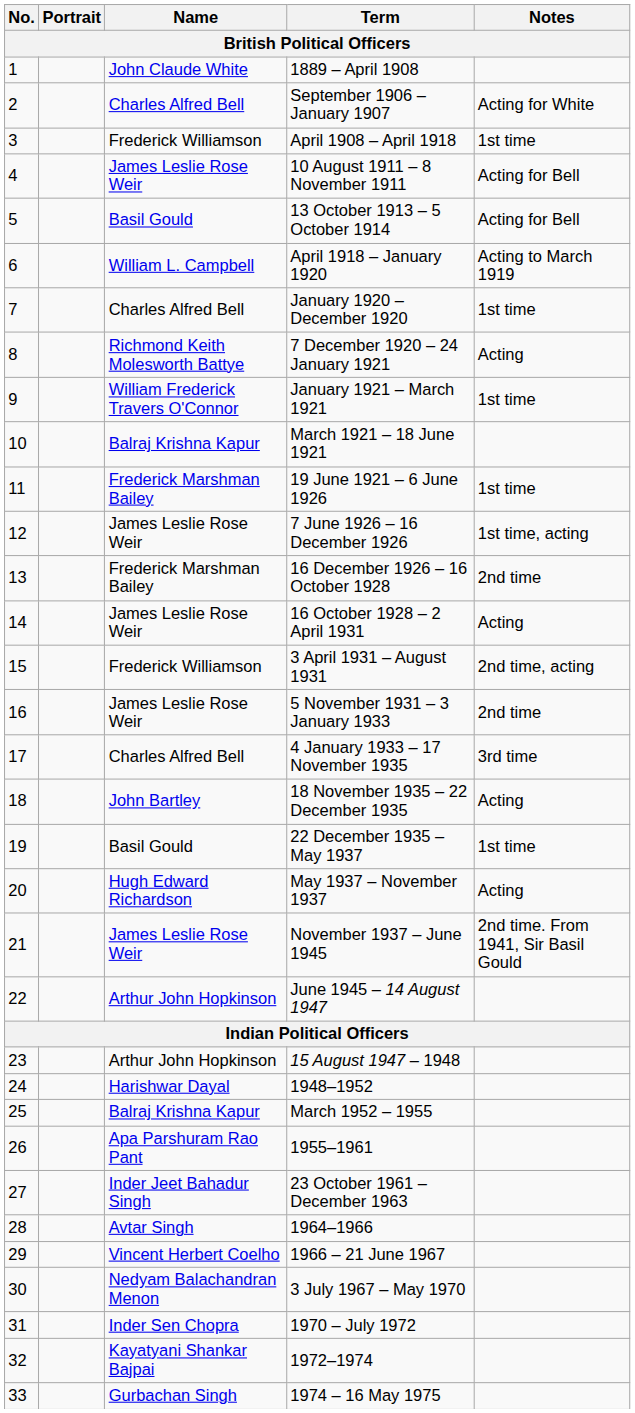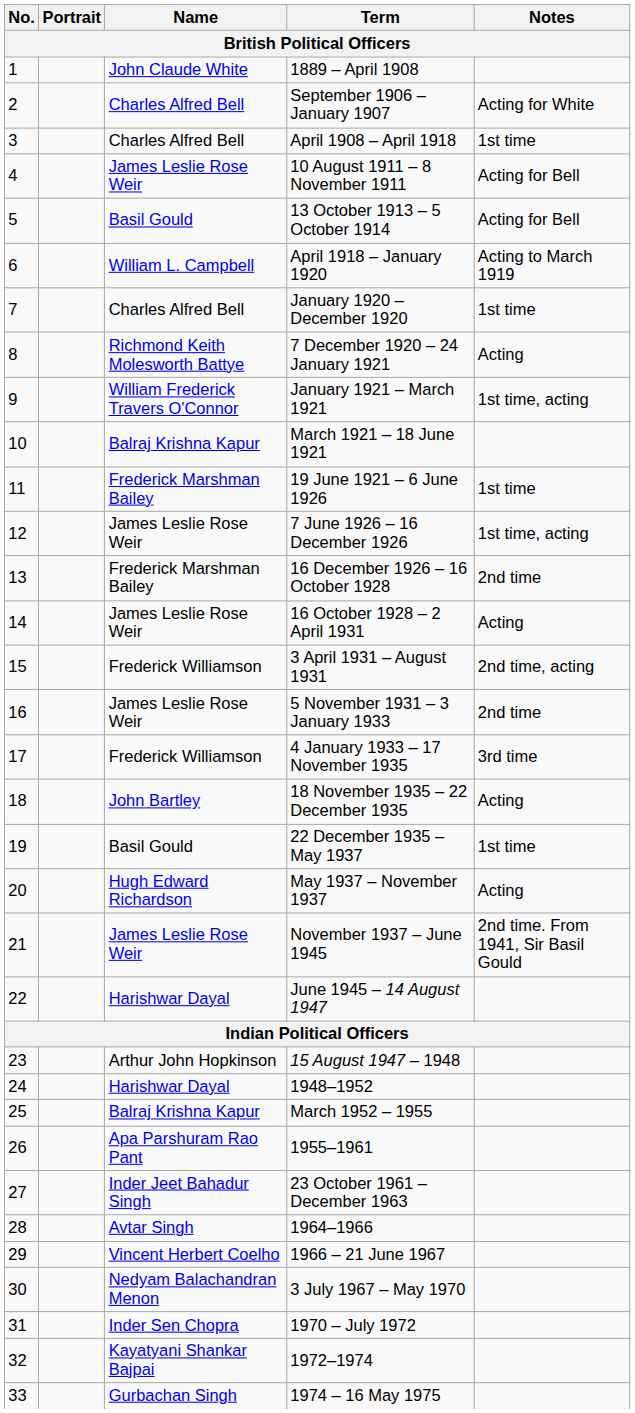(185, 140) Frederick Williamson -> (176, 140) Charles Alfred Bell
(507, 399) 1st time -> (533, 399) 1st time, acting
(176, 756) Charles Alfred Bell -> (185, 756) Frederick Williamson
(192, 998) Arthur John Hopkinson -> (169, 998) Harishwar Dayal
